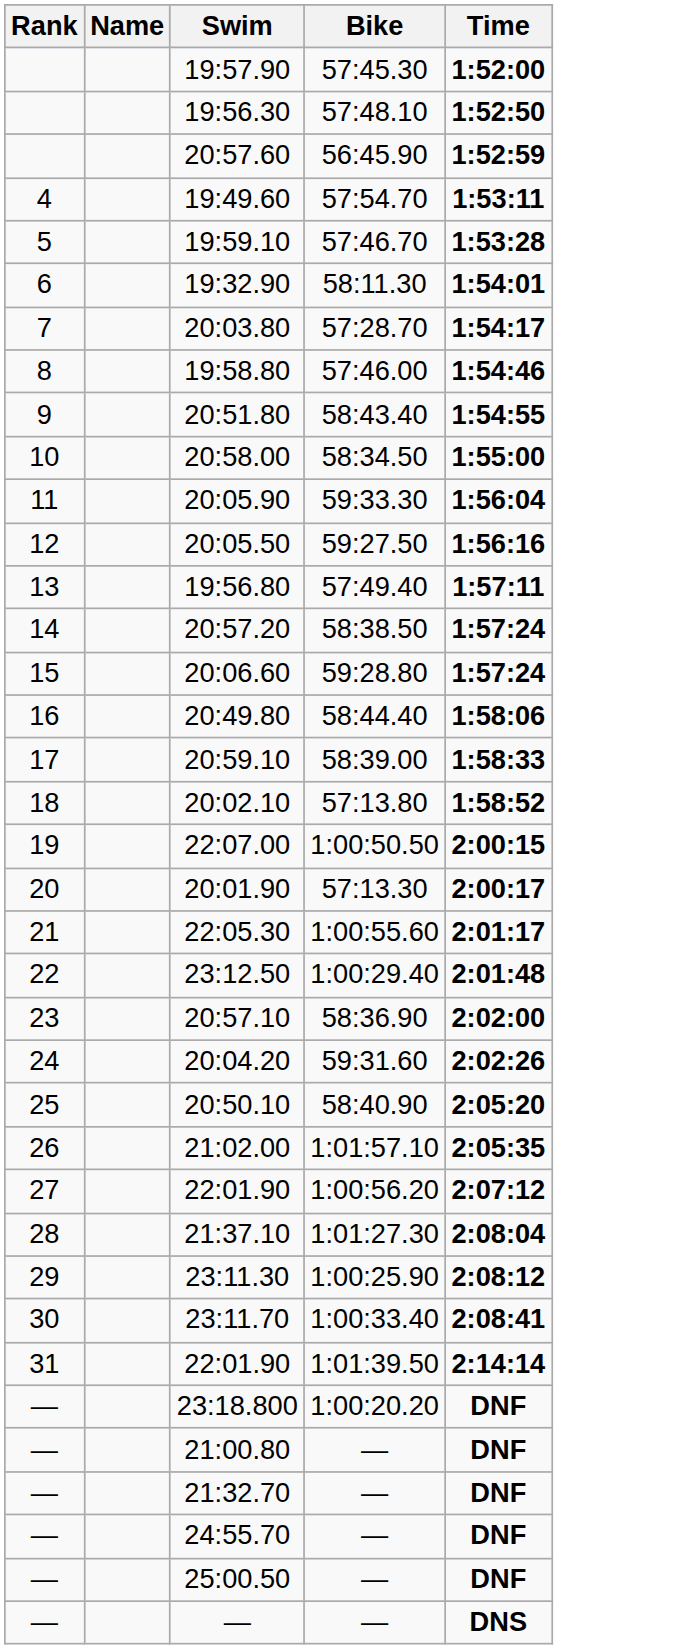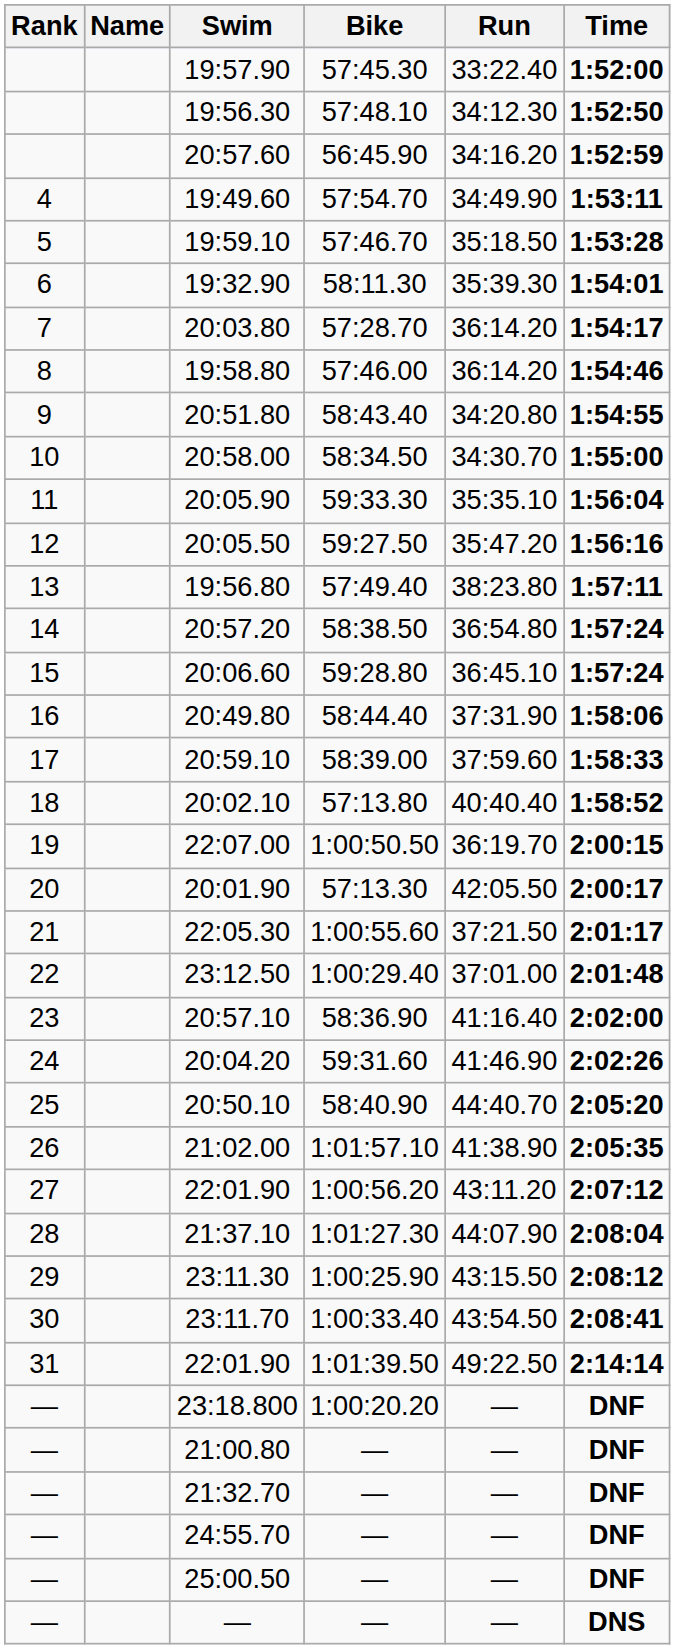+ column: (504, 26)
